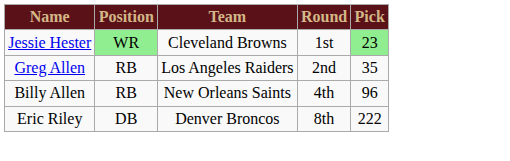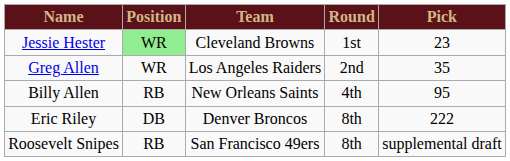(370, 42) lightgreen background -> (442, 42) no background
(126, 67) RB -> (154, 67) WR
(370, 93) 96 -> (442, 93) 95
+ row: (64, 144)
